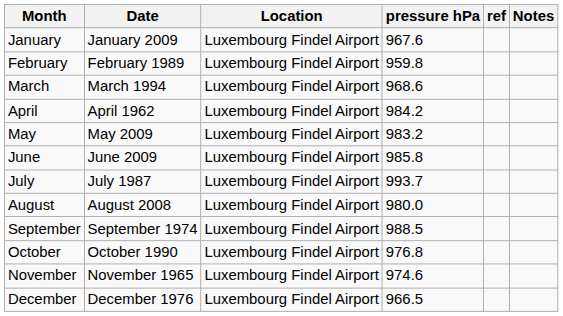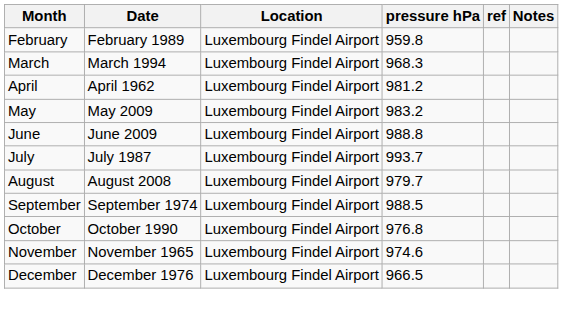- row: (34, 39)
(404, 87) 968.6 -> (404, 63) 968.3
(404, 110) 984.2 -> (404, 87) 981.2
(404, 157) 985.8 -> (404, 134) 988.8
(404, 205) 980.0 -> (404, 181) 979.7
